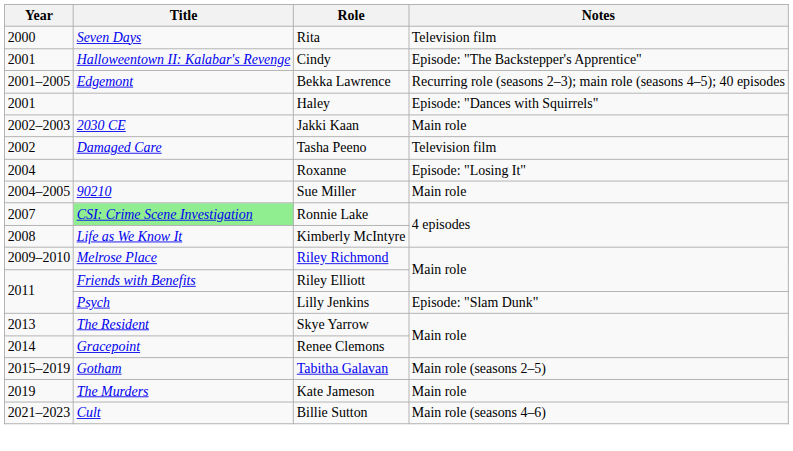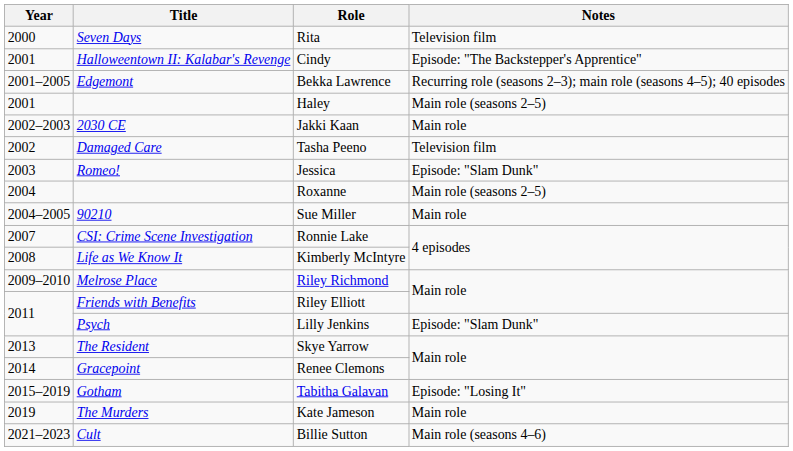(505, 103) Episode: "Dances with Squirrels" -> (479, 103) Main role (seasons 2–5)
+ row: (316, 170)
(469, 170) Episode: "Losing It" -> (479, 192) Main role (seasons 2–5)
(165, 214) lightgreen background -> (165, 236) no background
(479, 368) Main role (seasons 2–5) -> (469, 390) Episode: "Losing It"
